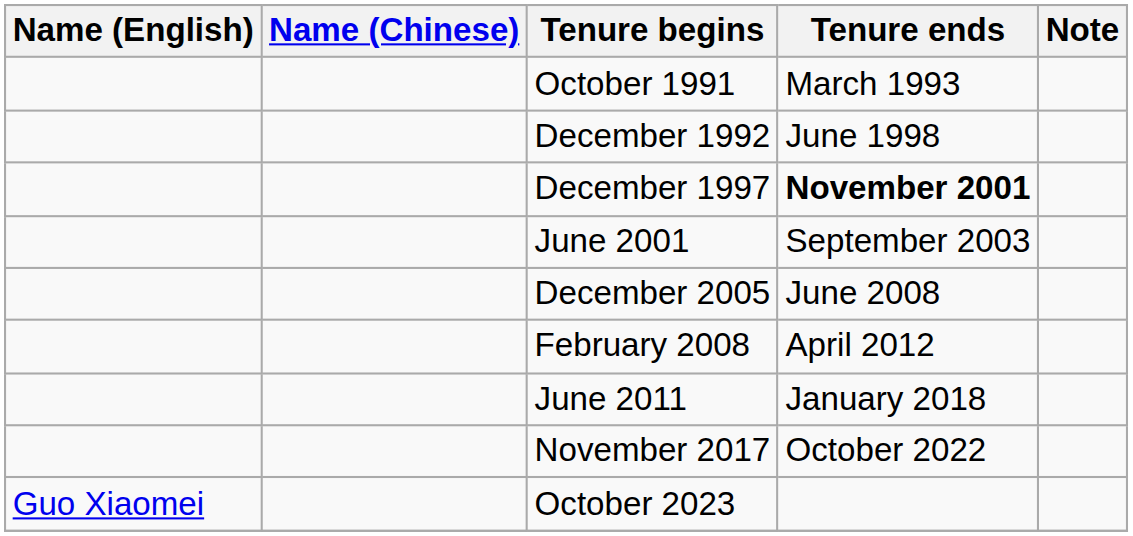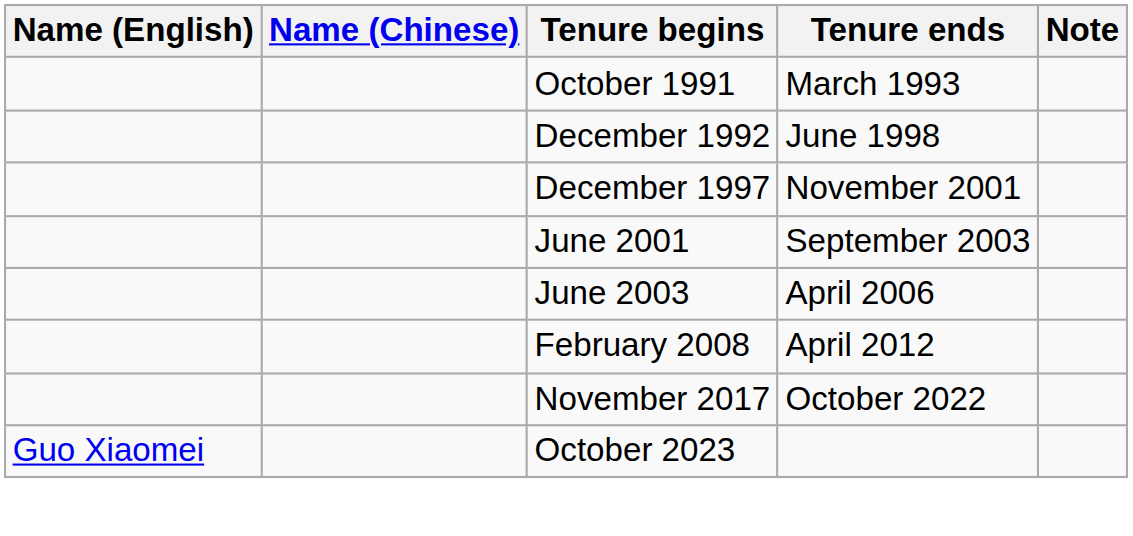(908, 188) bold -> (903, 188) normal
+ row: (612, 293)
- row: (652, 293)
- row: (611, 398)
